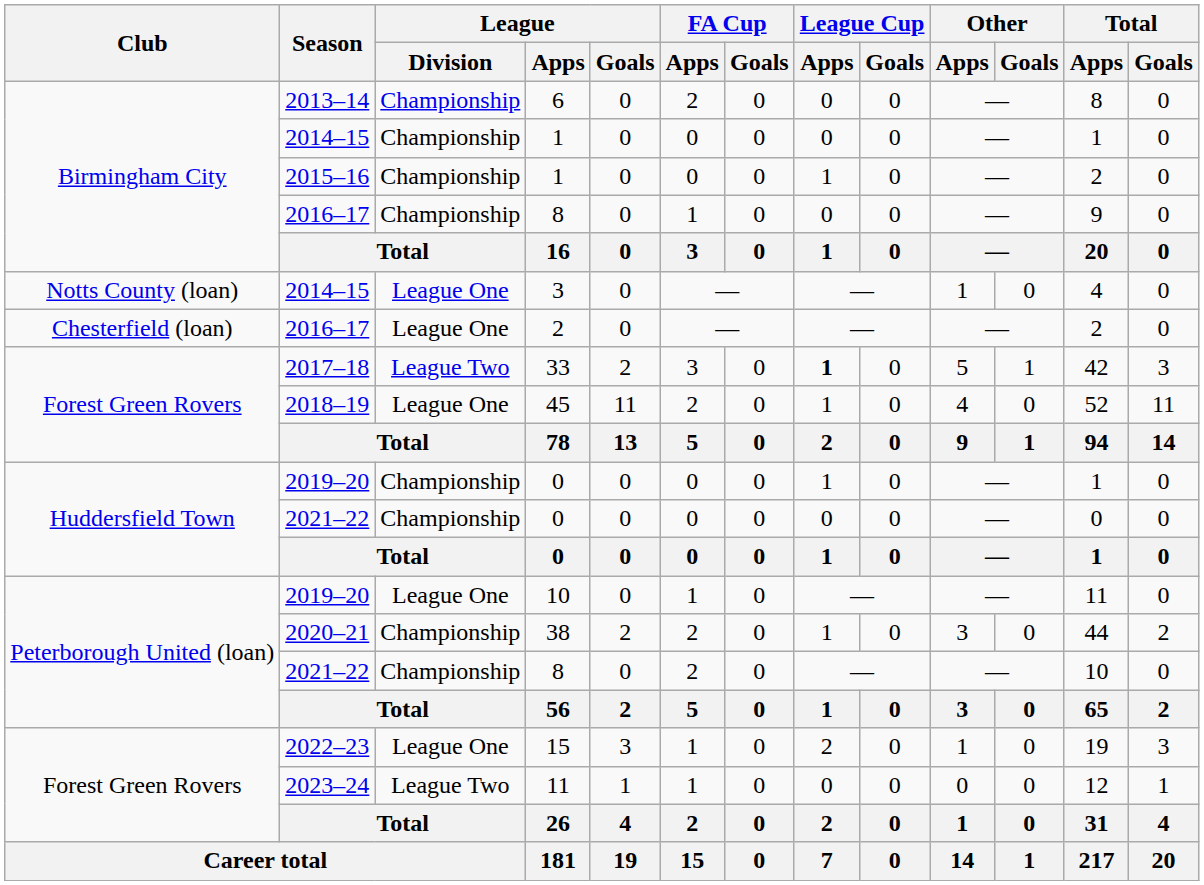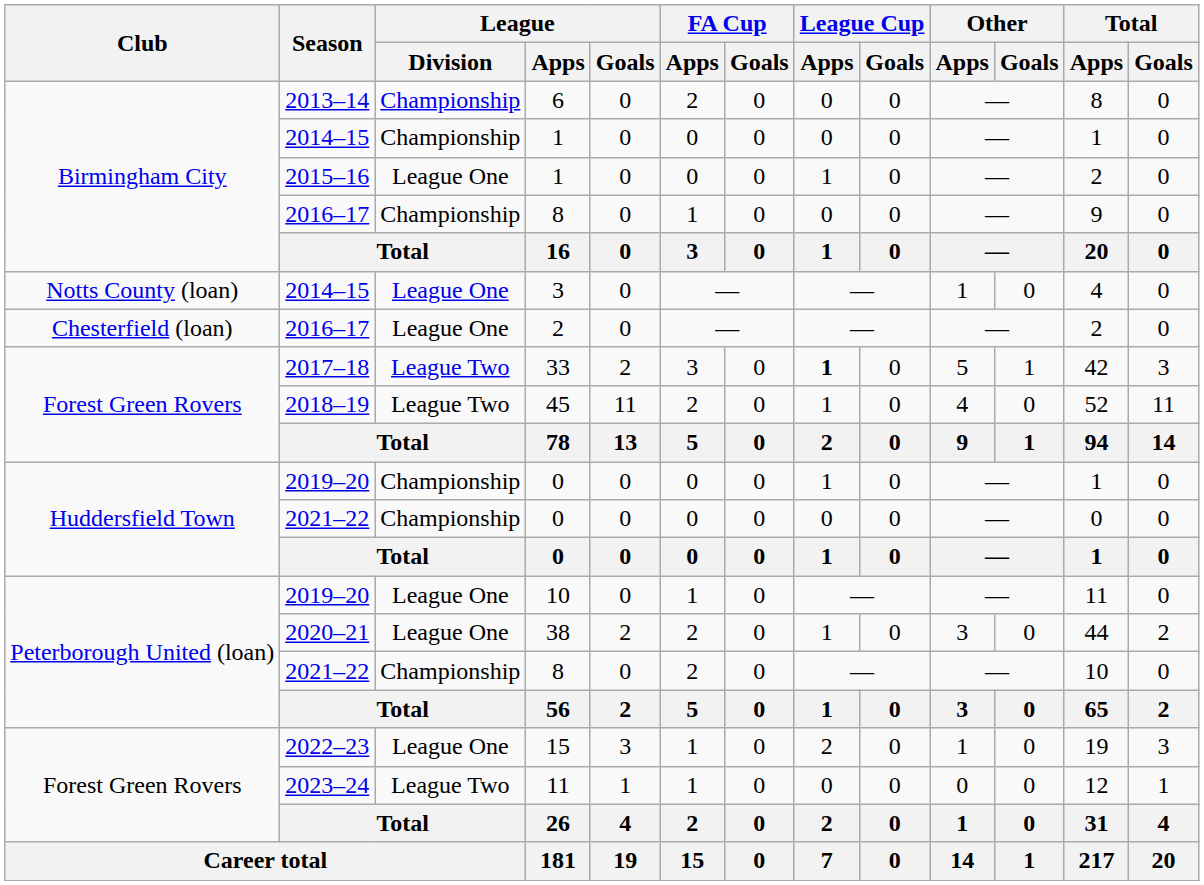(450, 175) Championship -> (450, 175) League One
(450, 404) League One -> (450, 404) League Two
(450, 632) Championship -> (450, 632) League One
